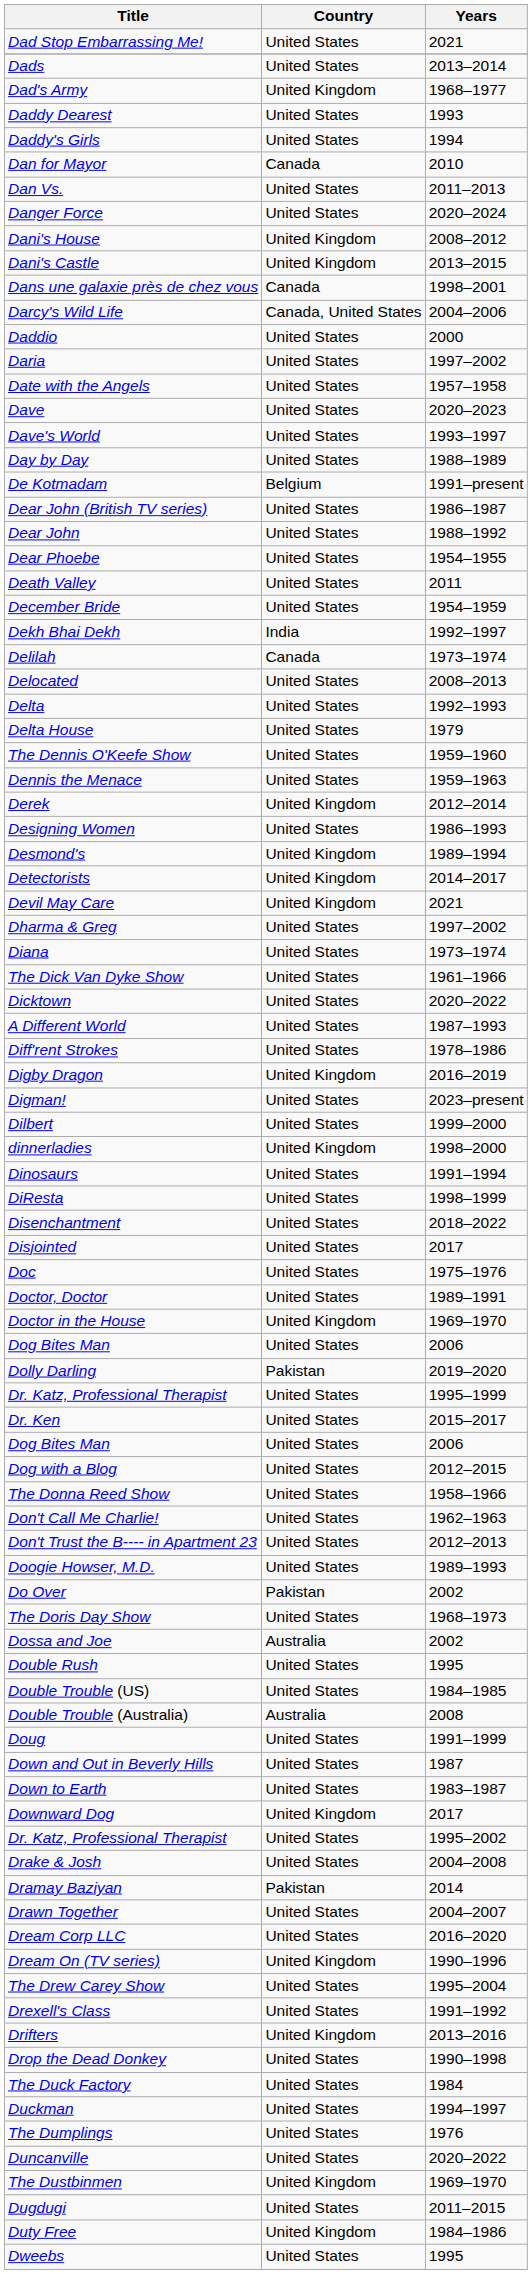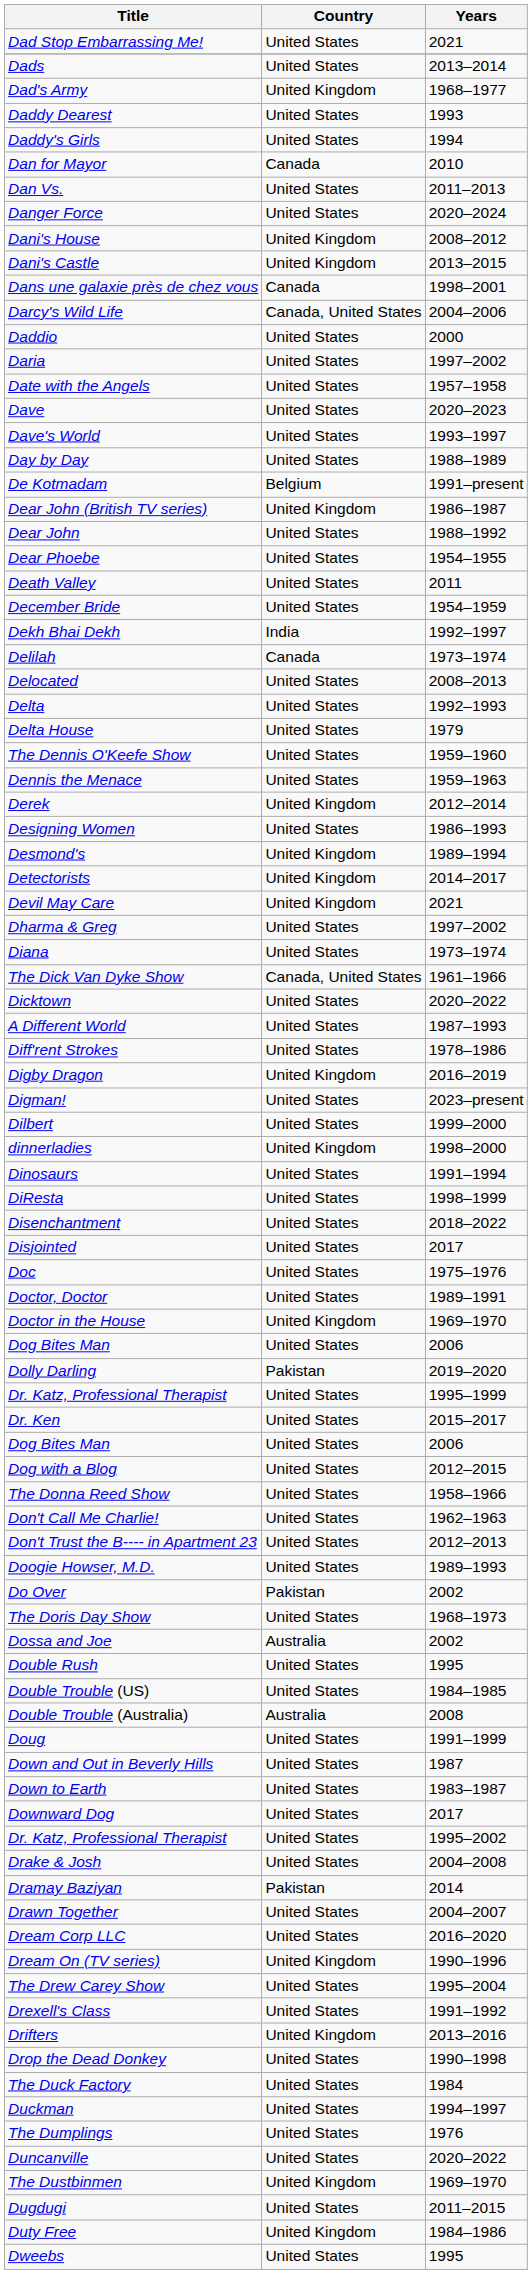(312, 509) United States -> (321, 509) United Kingdom
(312, 976) United States -> (344, 976) Canada, United States
(321, 1813) United Kingdom -> (312, 1813) United States
